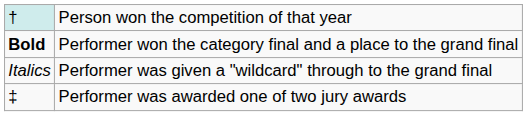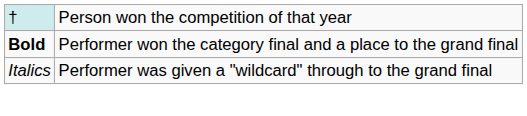- row: (13, 96)
